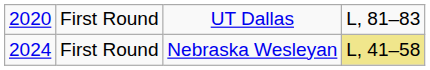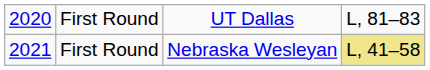(30, 49) 2024 -> (30, 49) 2021
